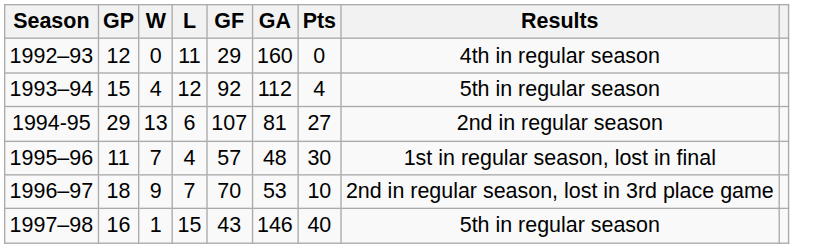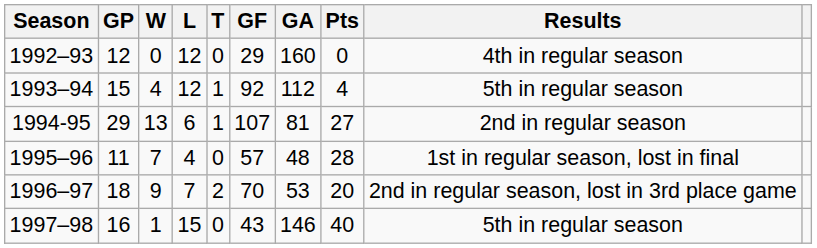+ column: (218, 21)
(189, 55) 11 -> (189, 55) 12
(319, 157) 30 -> (342, 157) 28
(319, 191) 10 -> (342, 191) 20
